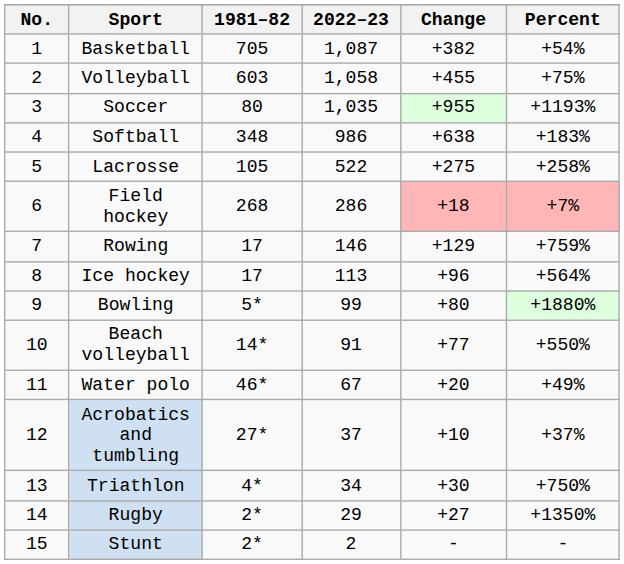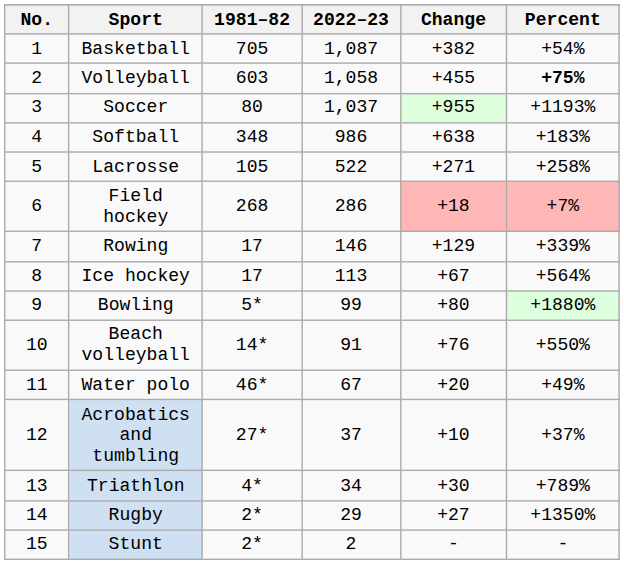(563, 78) normal -> (563, 78) bold
(351, 108) 1,035 -> (351, 108) 1,037
(453, 167) +275 -> (453, 167) +271
(563, 246) +759% -> (563, 246) +339%
(453, 276) +96 -> (453, 276) +67
(453, 345) +77 -> (453, 345) +76
(563, 486) +750% -> (563, 486) +789%
